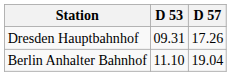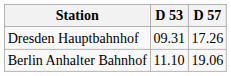(207, 60) 19.04 -> (207, 60) 19.06
